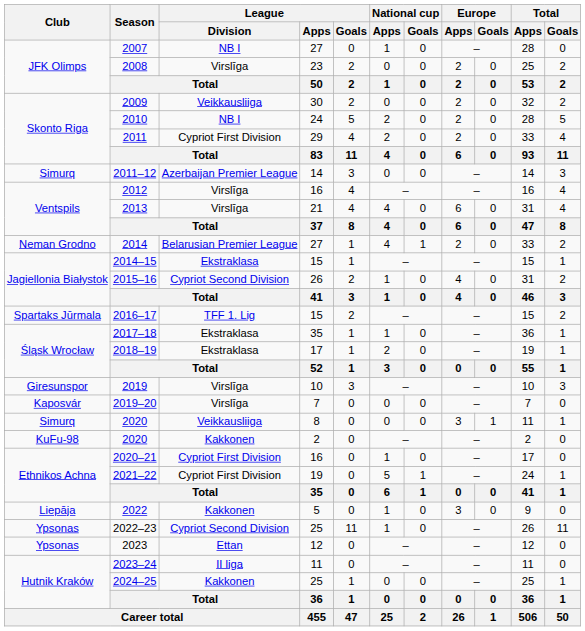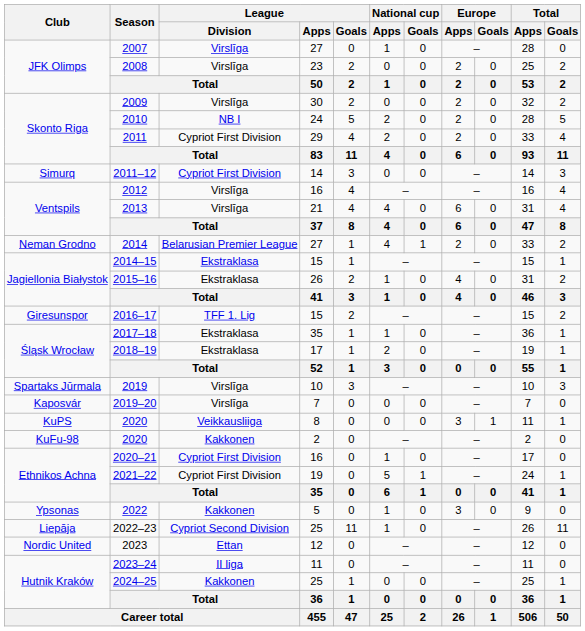(230, 48) NB I -> (230, 48) Virslīga
(230, 102) Veikkausliiga -> (230, 102) Virslīga
(230, 173) Azerbaijan Premier League -> (230, 173) Cypriot First Division
(230, 279) Cypriot Second Division -> (230, 279) Ekstraklasa
(57, 315) Spartaks Jūrmala -> (57, 315) Giresunspor
(57, 386) Giresunspor -> (57, 386) Spartaks Jūrmala
(57, 421) Simurq -> (57, 421) KuPS
(57, 510) Liepāja -> (57, 510) Ypsonas
(57, 528) Ypsonas -> (57, 528) Liepāja
(57, 546) Ypsonas -> (57, 546) Nordic United
